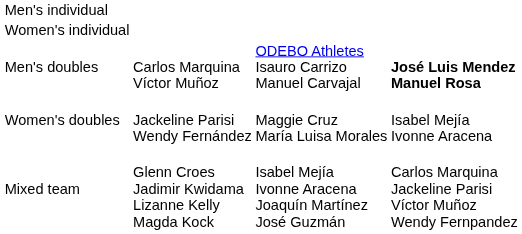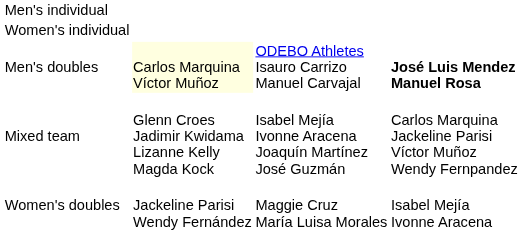(186, 75) no background -> (186, 75) lightyellow background
rows swapped: (62, 120) <-> (42, 189)
